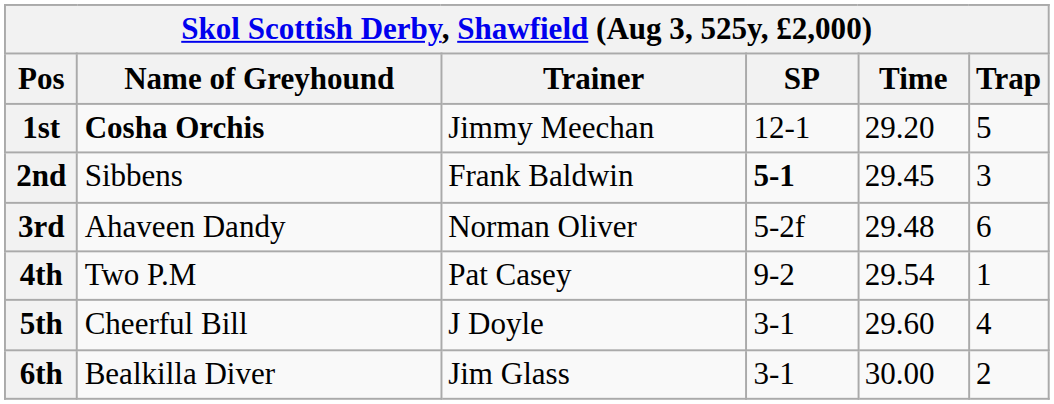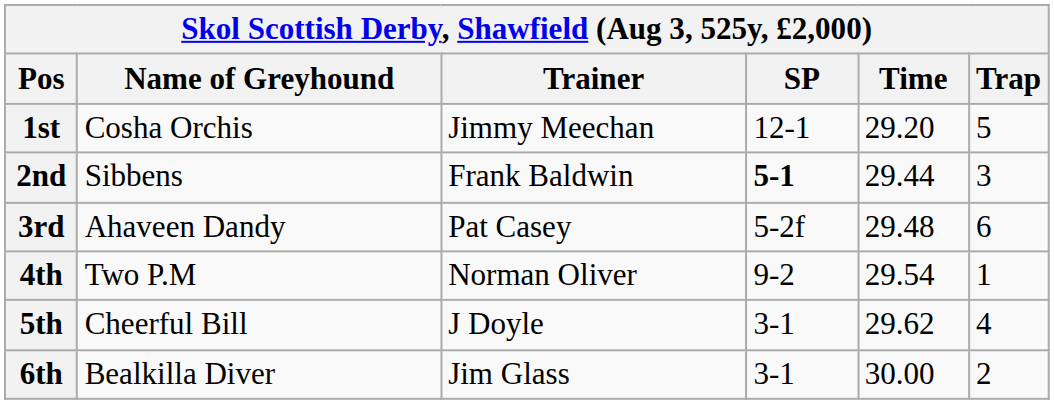(174, 127) bold -> (169, 127) normal
(900, 176) 29.45 -> (900, 176) 29.44
(543, 226) Norman Oliver -> (510, 226) Pat Casey
(510, 275) Pat Casey -> (543, 275) Norman Oliver
(900, 324) 29.60 -> (900, 324) 29.62
